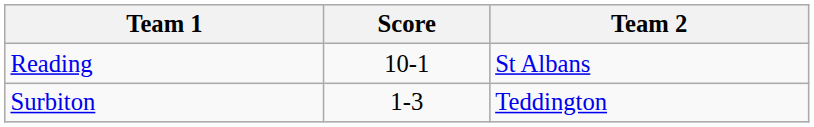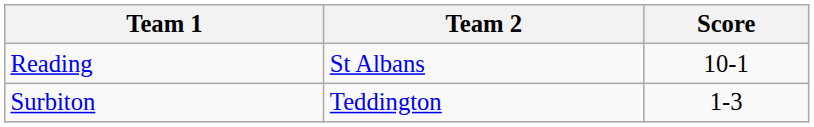columns swapped: (649, 24) <-> (407, 24)
